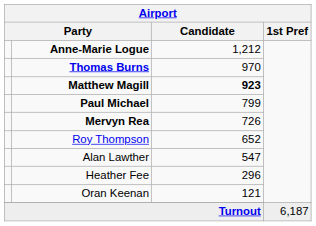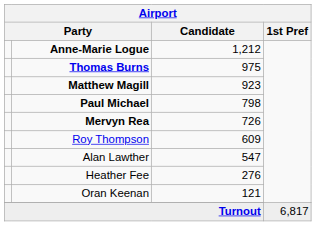(251, 67) 970 -> (251, 67) 975
(251, 85) bold -> (251, 85) normal
(251, 103) 799 -> (251, 103) 798
(251, 139) 652 -> (251, 139) 609
(251, 175) 296 -> (251, 175) 276
(294, 211) 6,187 -> (294, 211) 6,817
